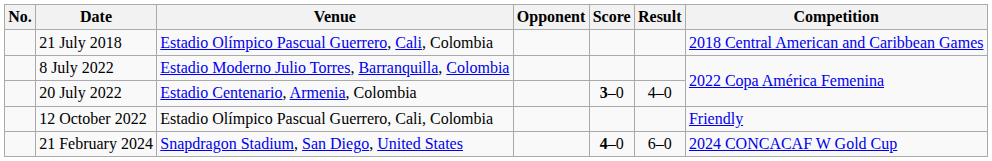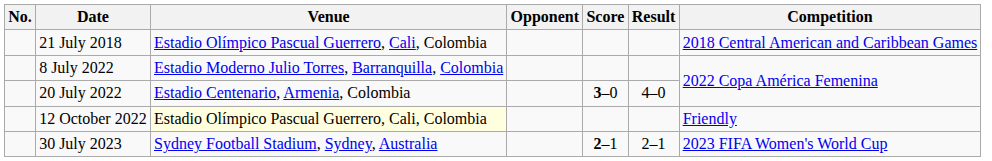(327, 118) no background -> (320, 118) lightyellow background
+ row: (80, 144)
- row: (96, 144)
